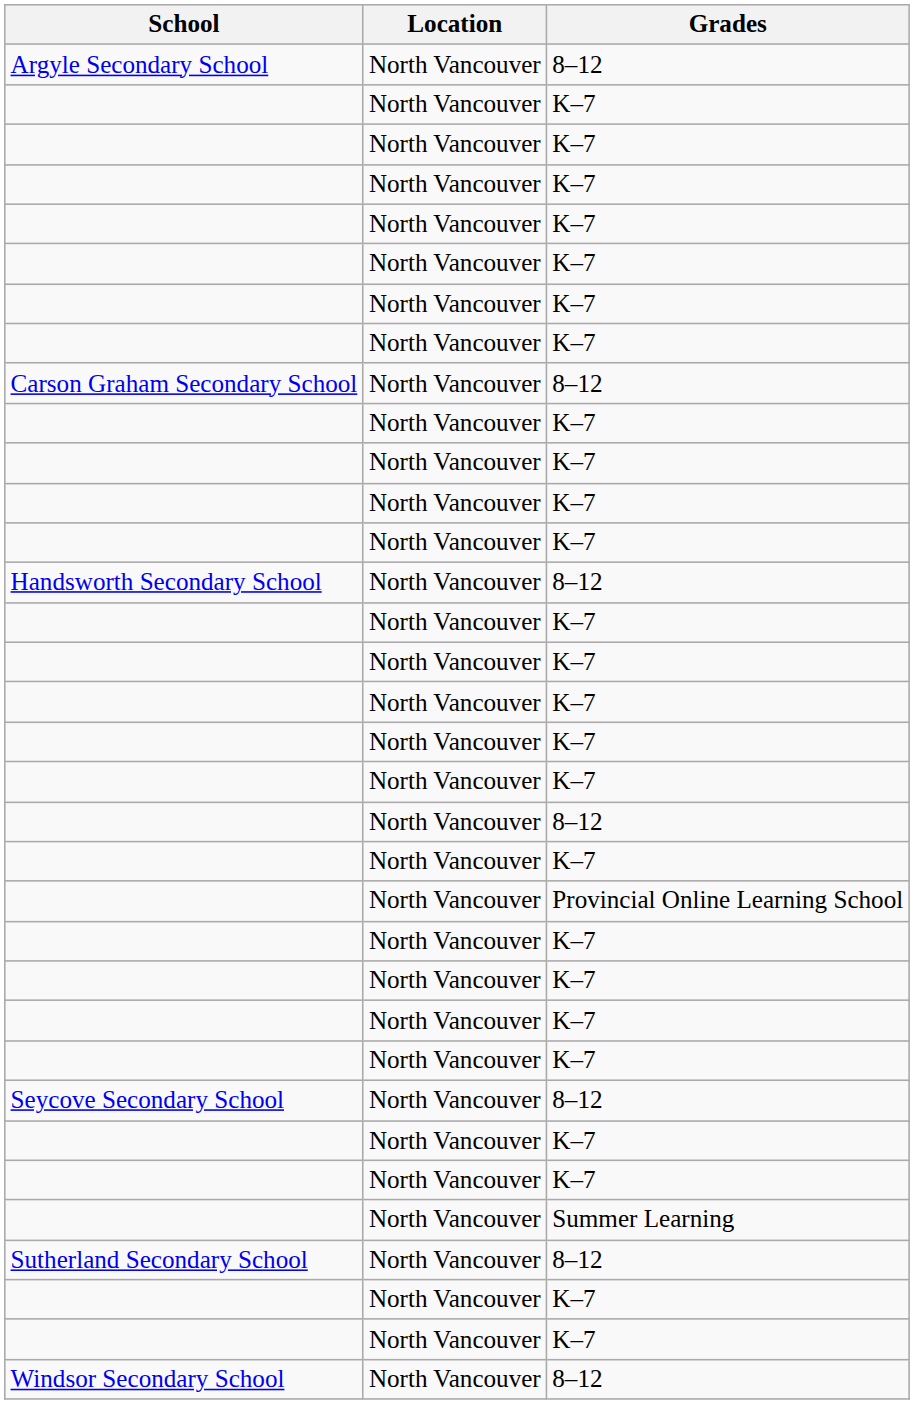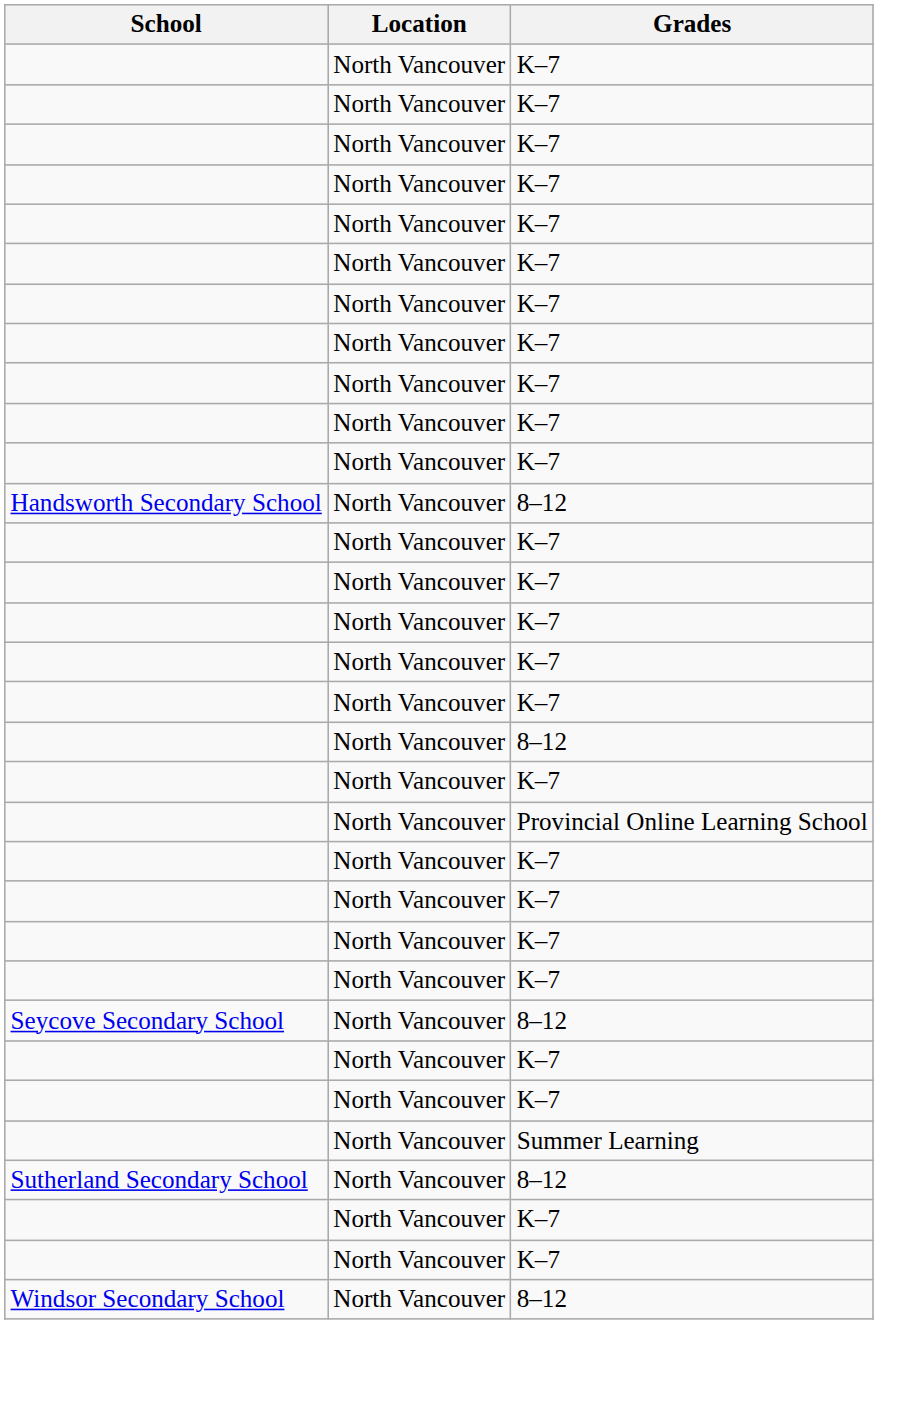- row: (139, 64)
- row: (184, 382)
